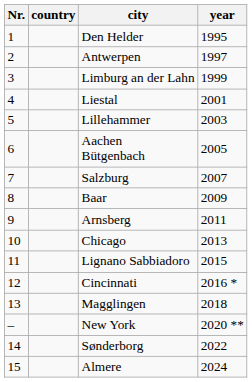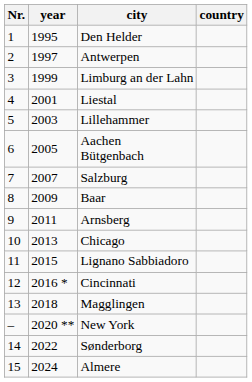columns swapped: (222, 15) <-> (53, 15)
